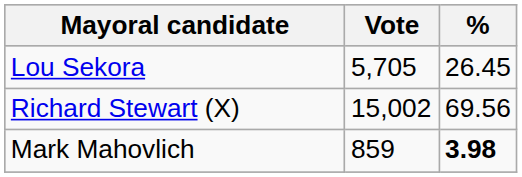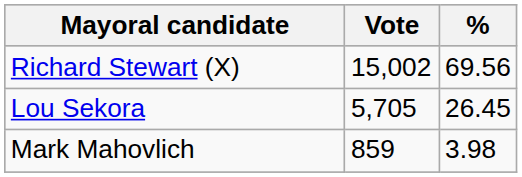rows swapped: (125, 108) <-> (78, 66)
(471, 150) bold -> (471, 150) normal
